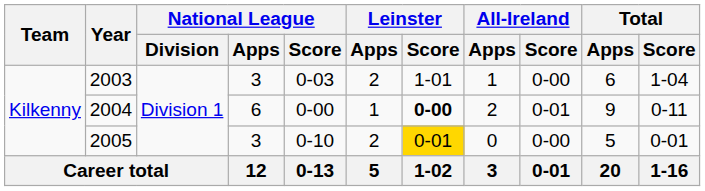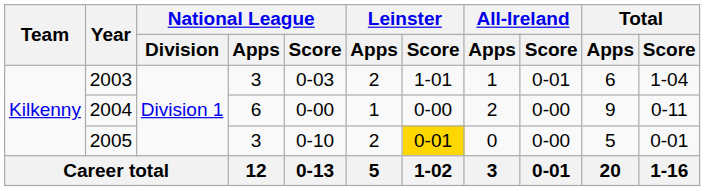(551, 79) 0-00 -> (551, 79) 0-01
(433, 110) bold -> (433, 110) normal
(551, 110) 0-01 -> (551, 110) 0-00
